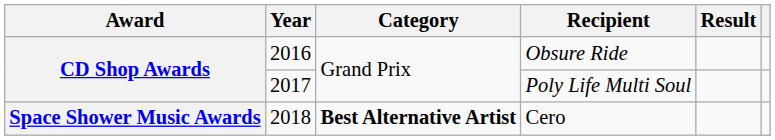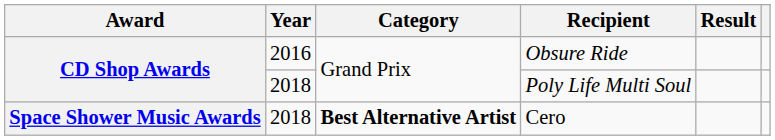(291, 85) 2017 -> (291, 85) 2018
